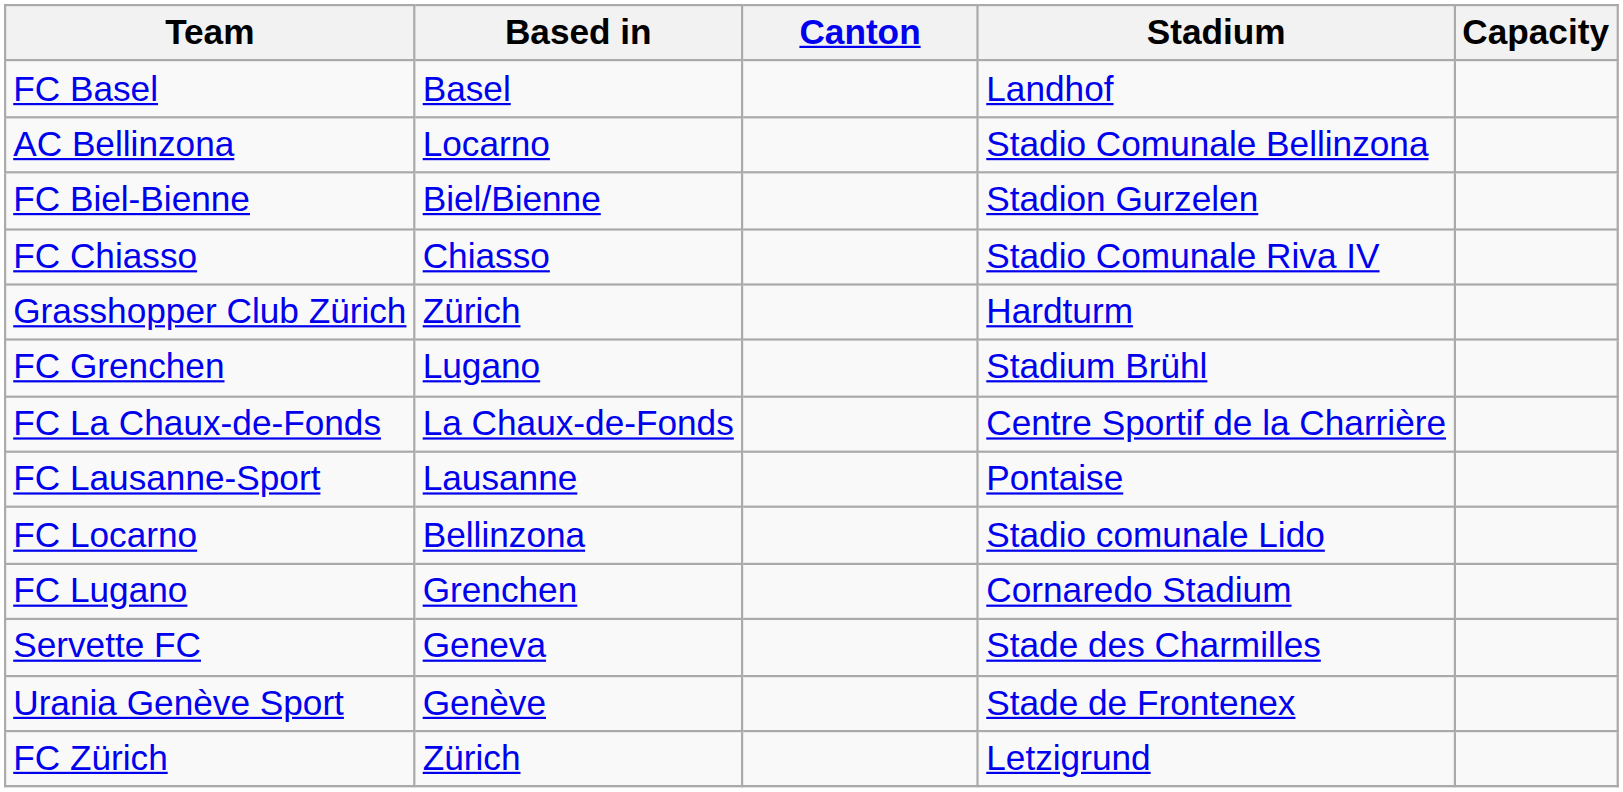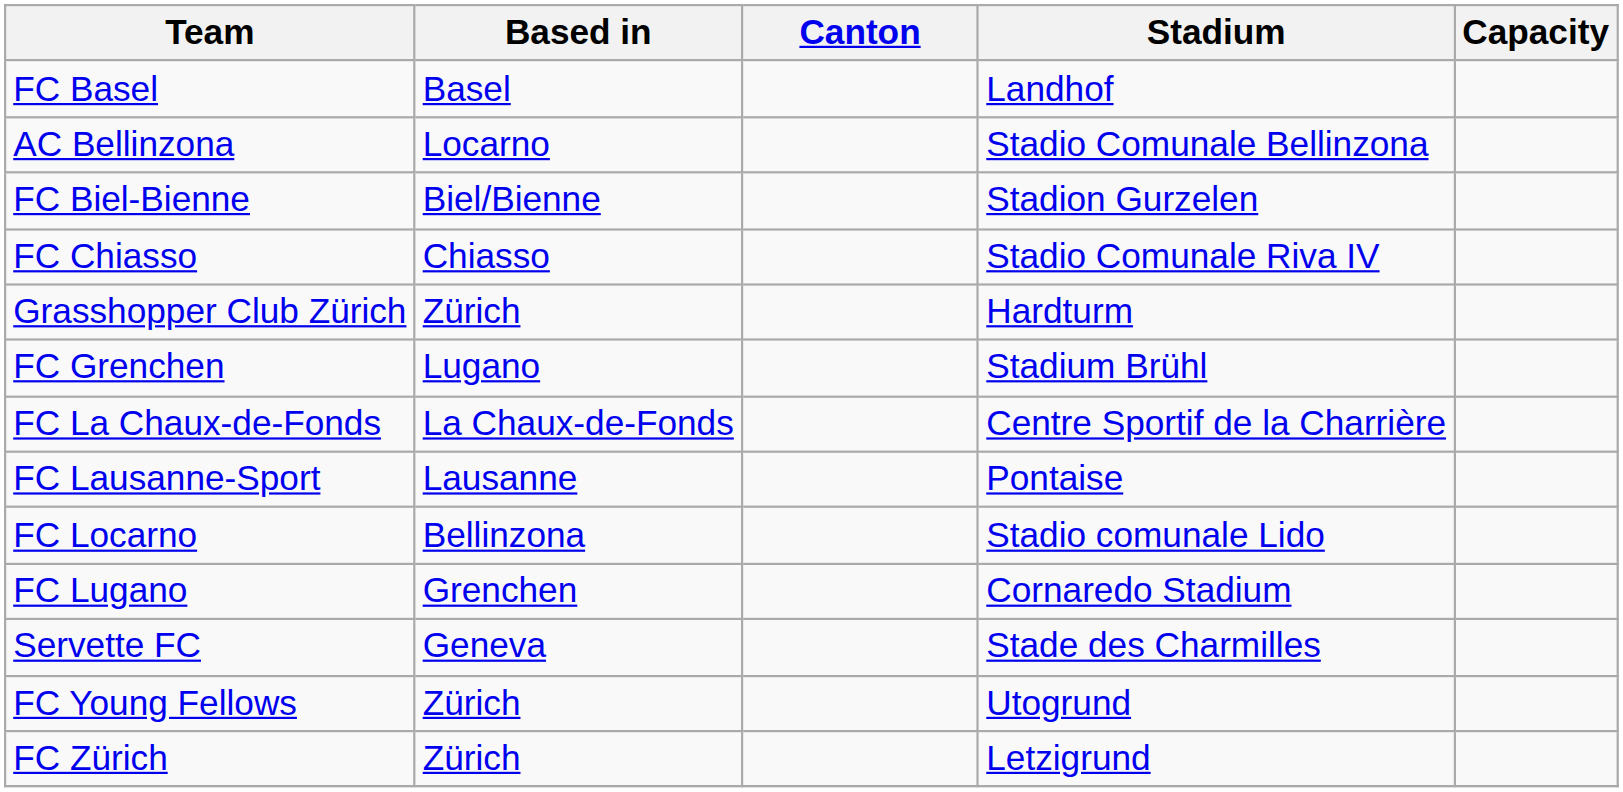- row: (179, 702)
+ row: (155, 702)
